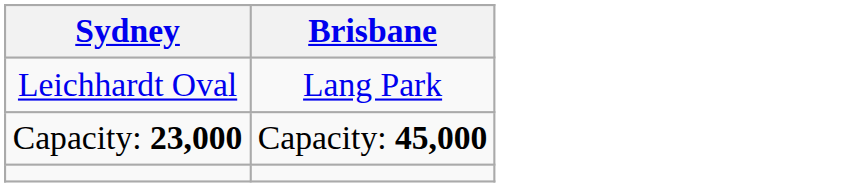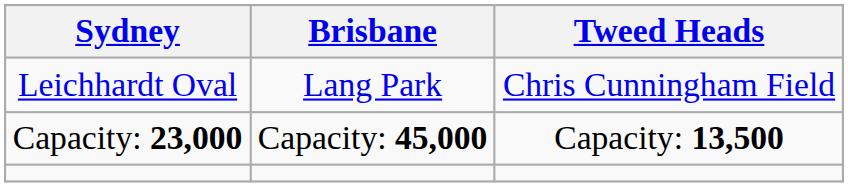+ column: (669, 31)
